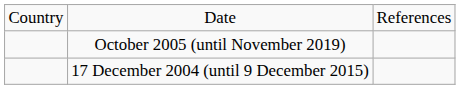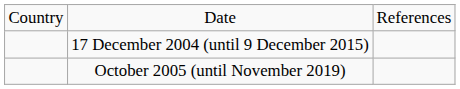rows swapped: (220, 44) <-> (220, 71)
